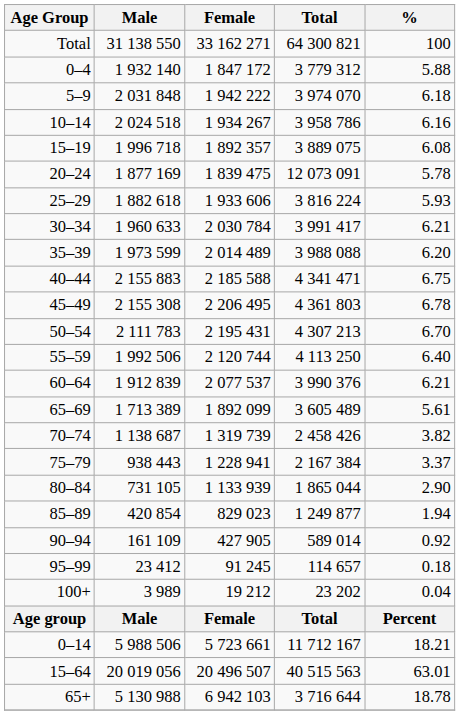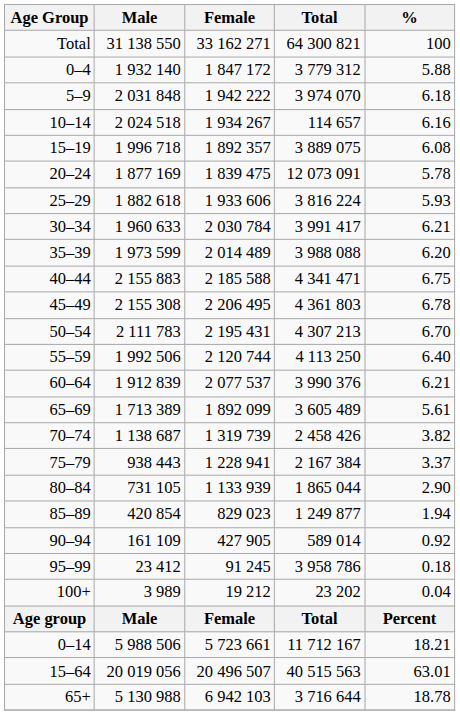(328, 122) 3 958 786 -> (334, 122) 114 657
(334, 566) 114 657 -> (328, 566) 3 958 786
